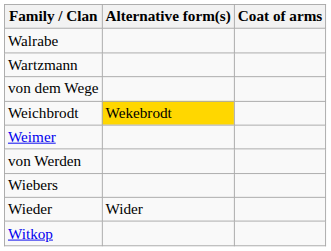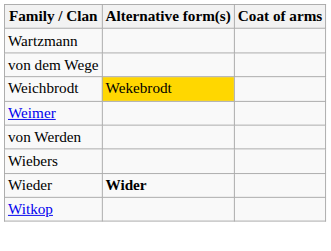- row: (33, 40)
(124, 209) normal -> (126, 185) bold
